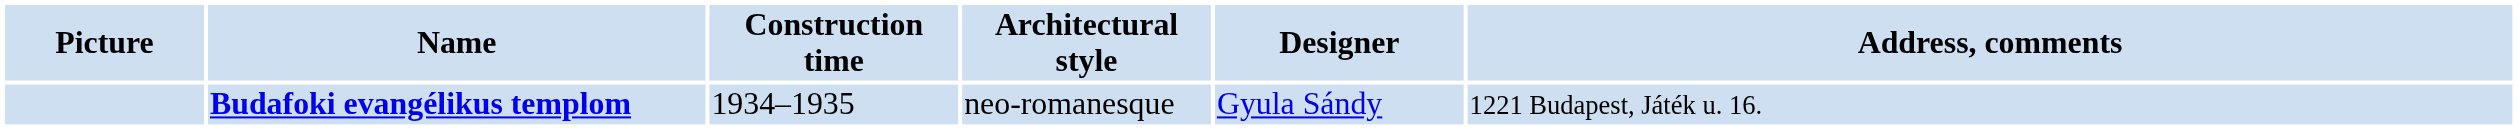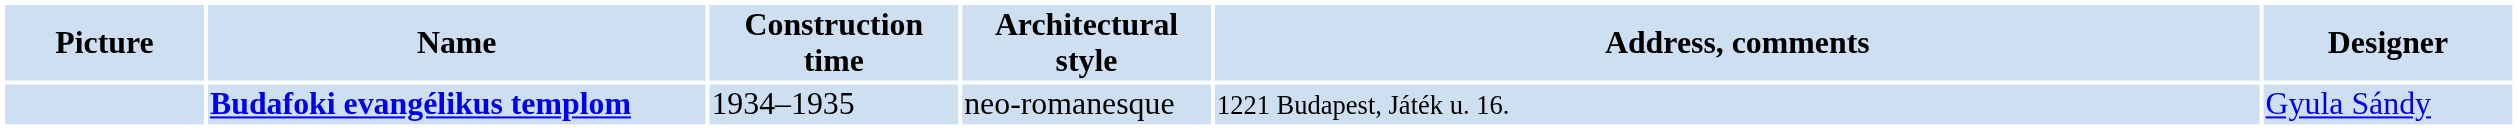columns swapped: (1339, 42) <-> (1990, 42)
